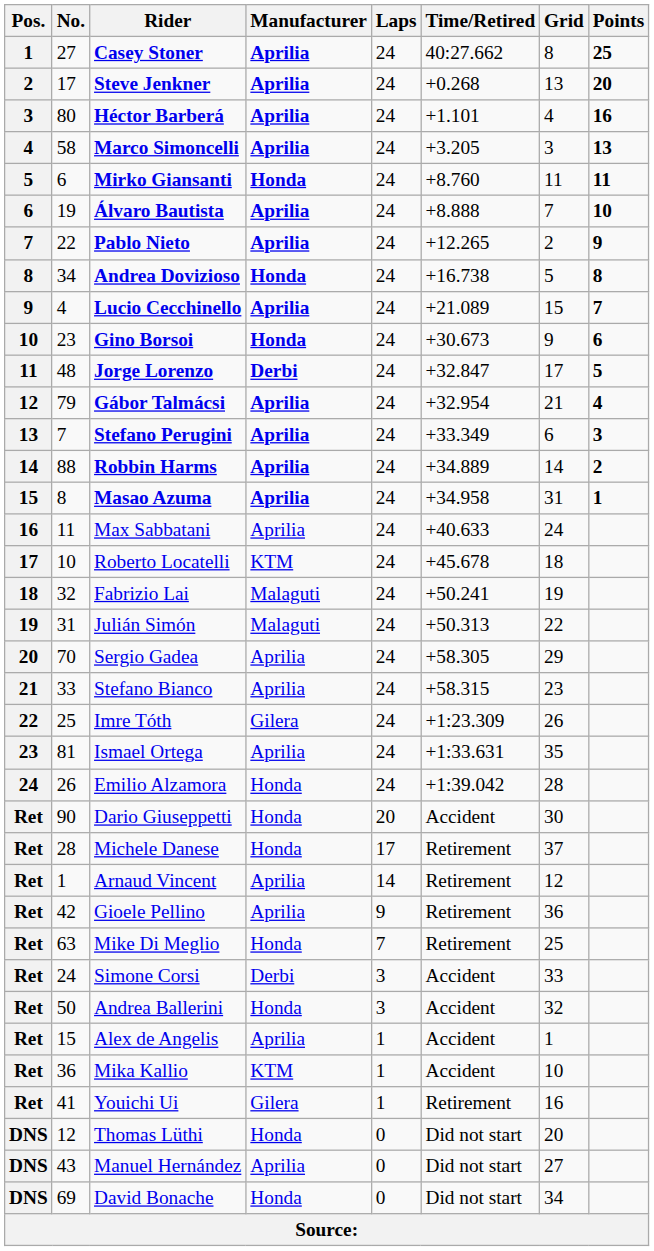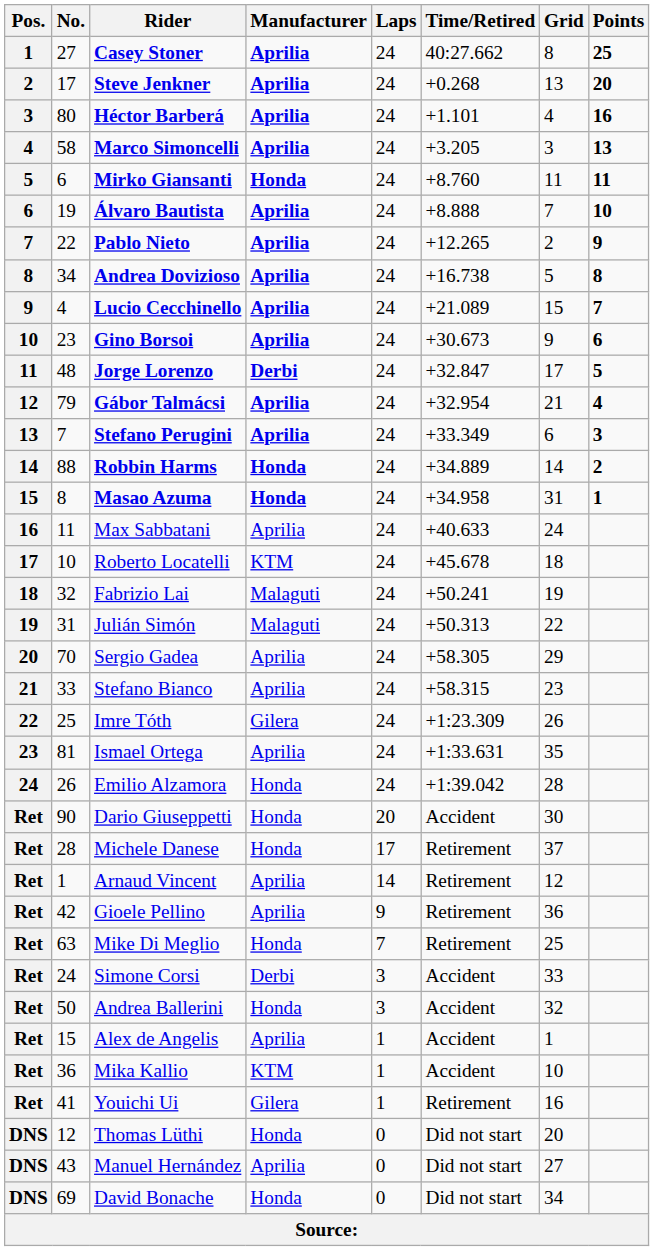(278, 275) Honda -> (280, 275) Aprilia
(278, 338) Honda -> (280, 338) Aprilia
(280, 466) Aprilia -> (278, 466) Honda
(280, 498) Aprilia -> (278, 498) Honda
